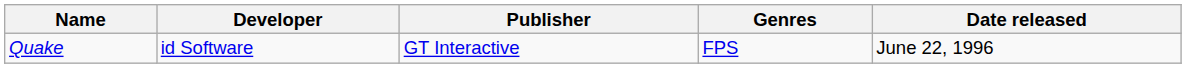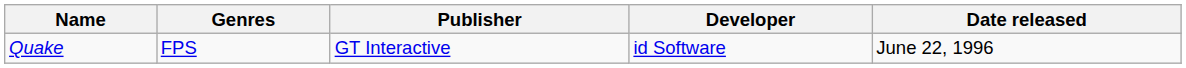columns swapped: (278, 19) <-> (785, 19)
